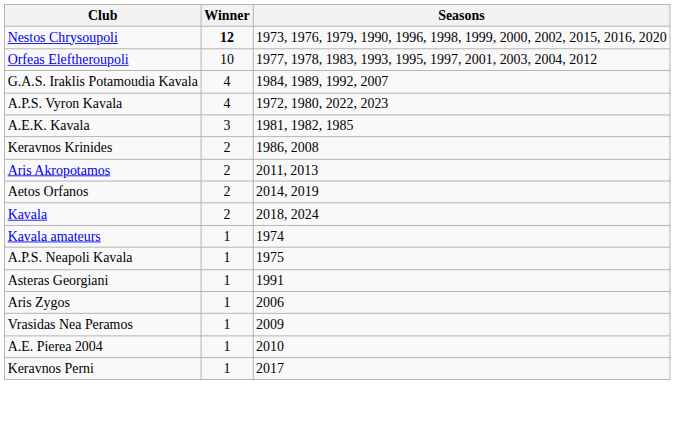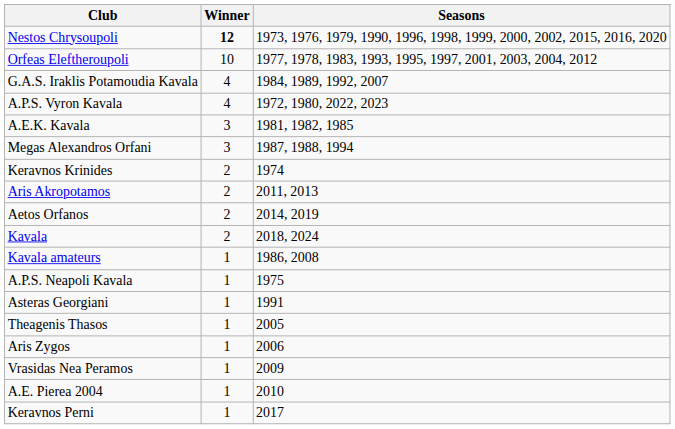+ row: (80, 147)
(287, 147) 1986, 2008 -> (270, 170) 1974
(270, 236) 1974 -> (287, 258) 1986, 2008
+ row: (58, 324)
